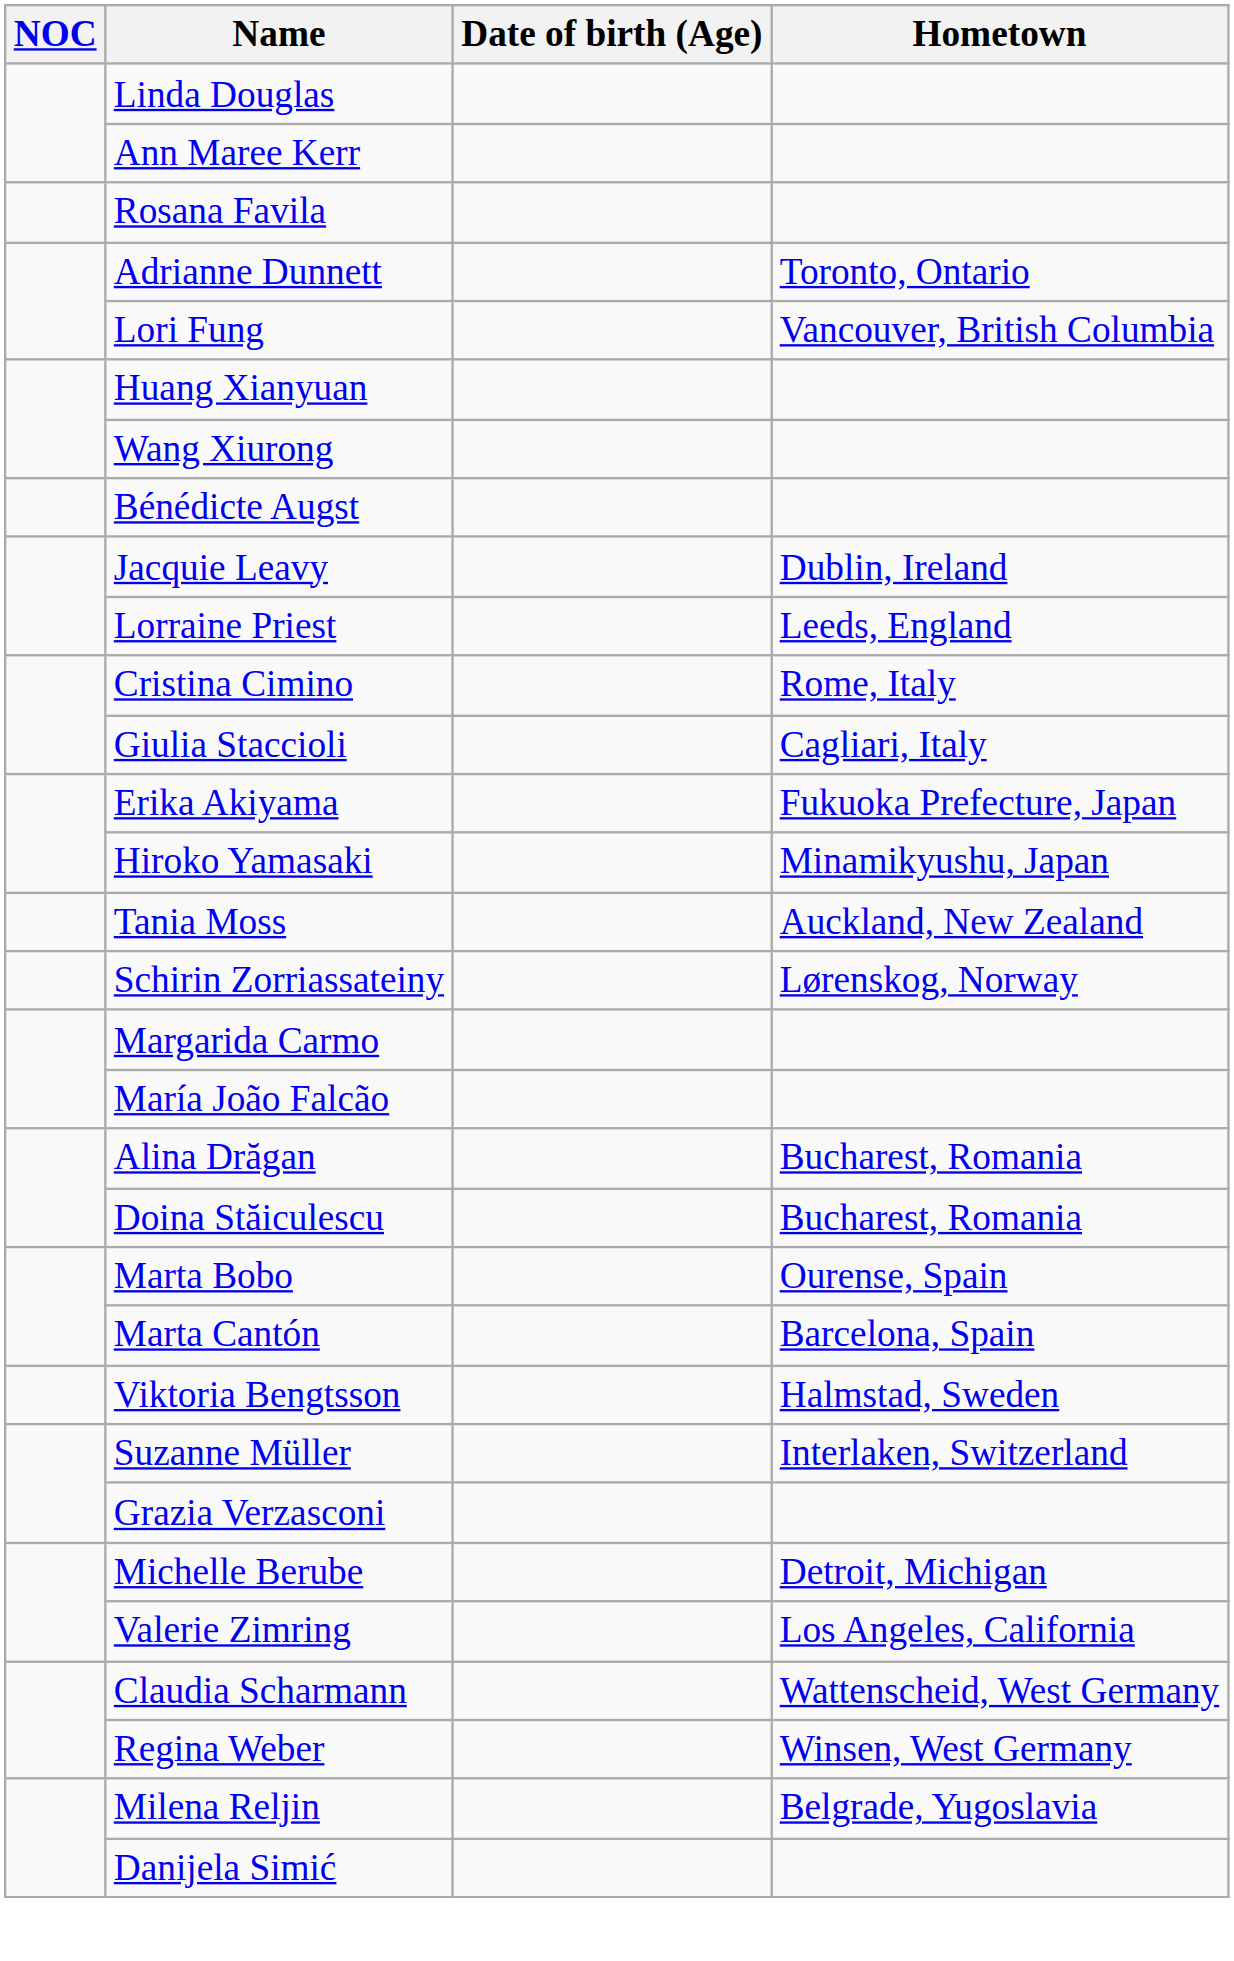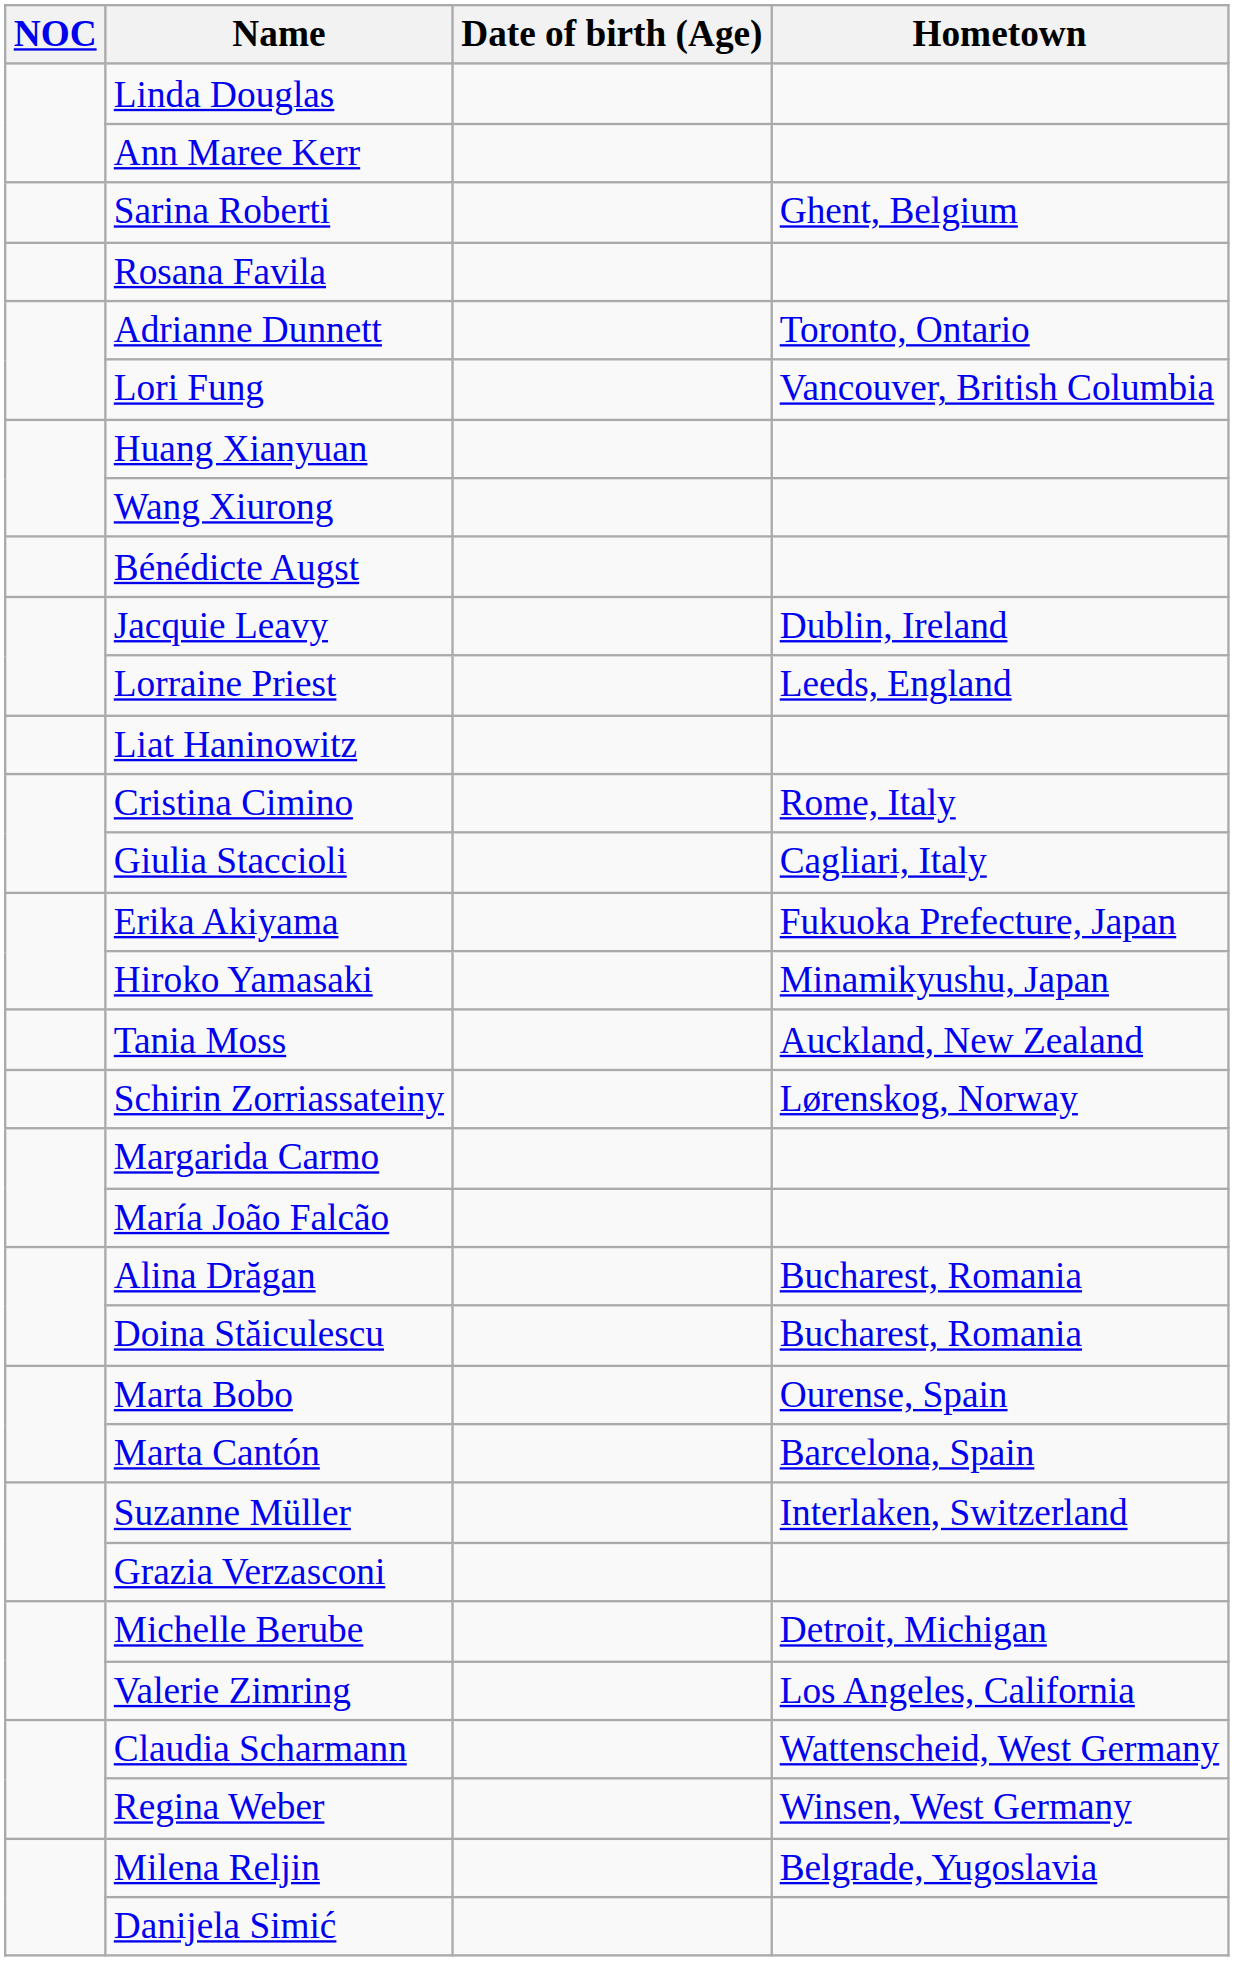+ row: (222, 211)
+ row: (235, 743)
- row: (257, 1393)
